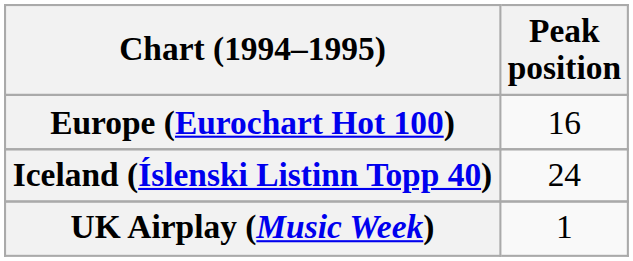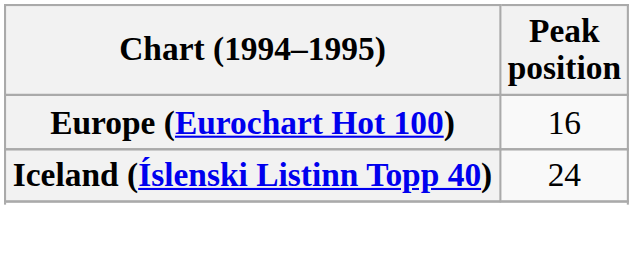- row: (252, 227)
